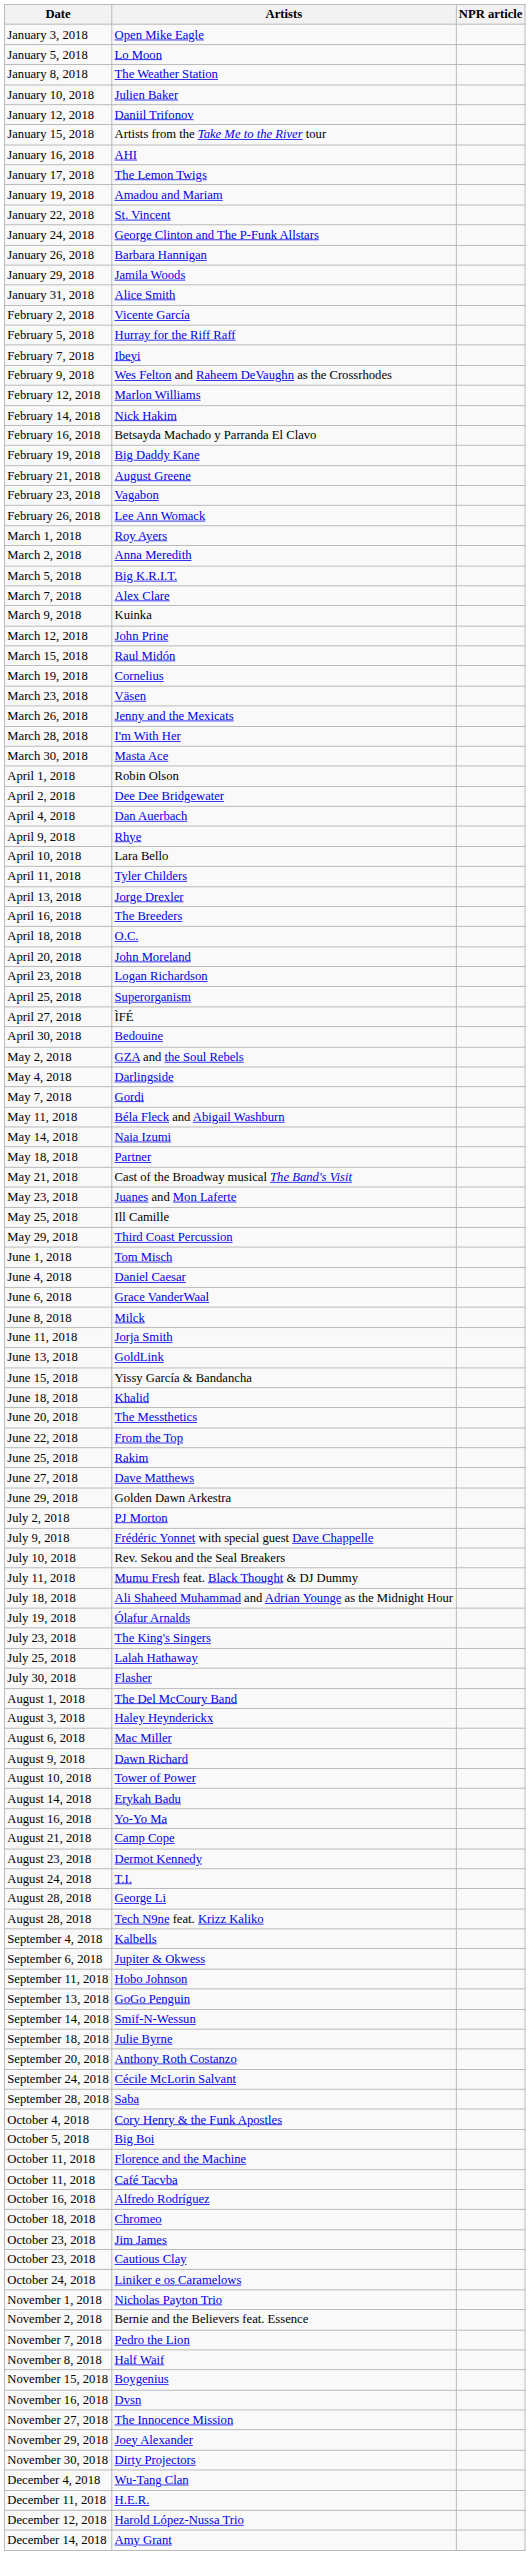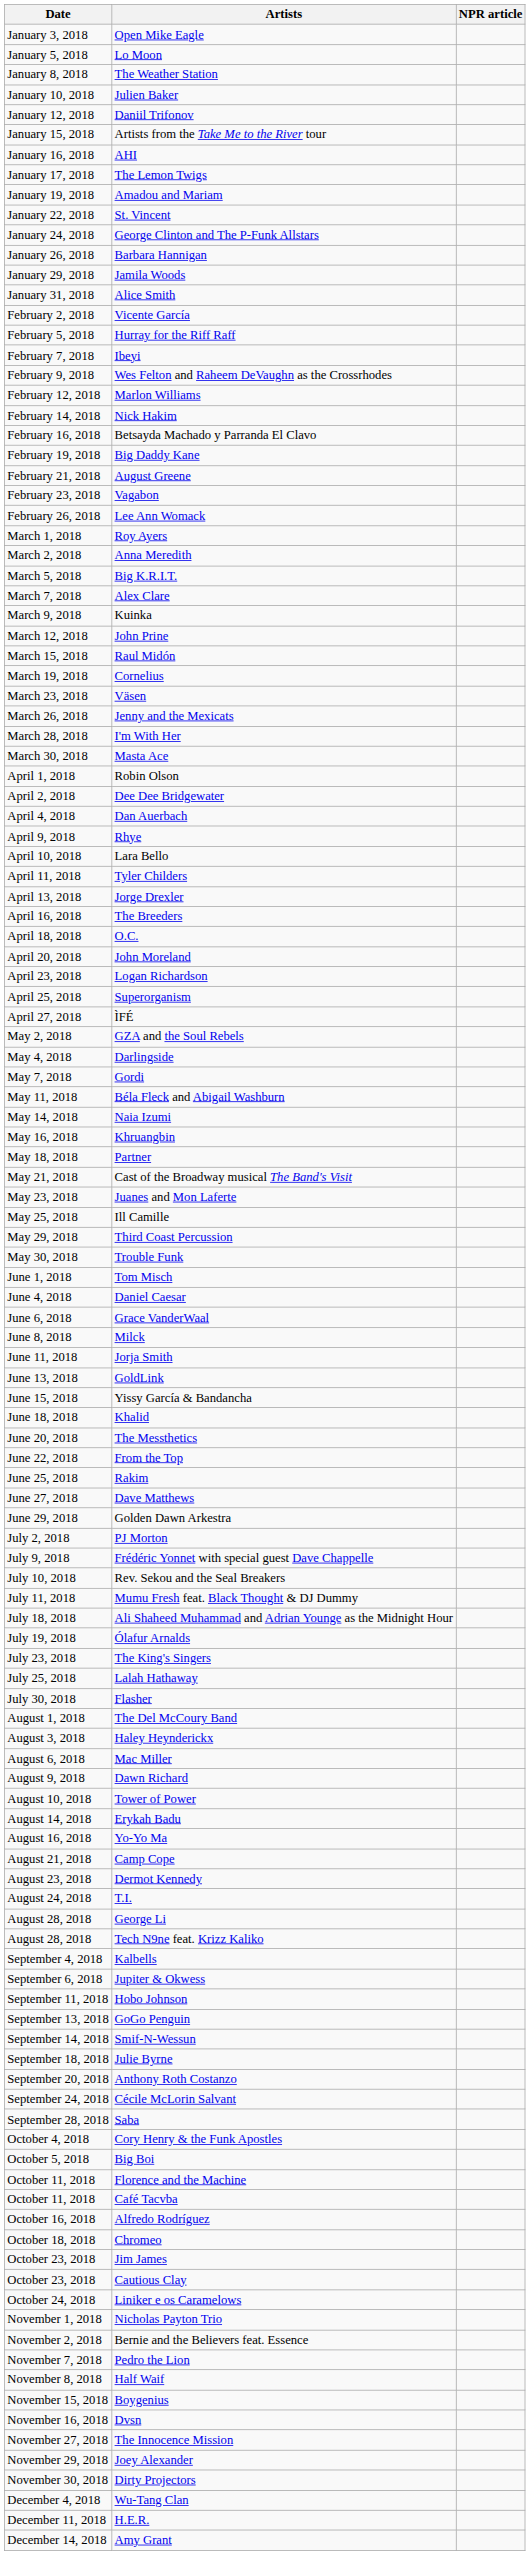- row: (139, 1036)
+ row: (145, 1137)
+ row: (149, 1257)
- row: (179, 2520)
